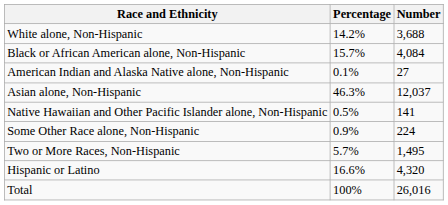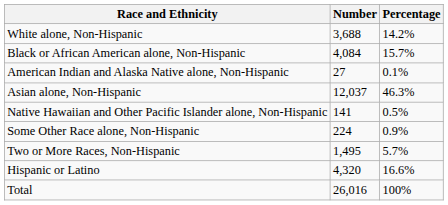columns swapped: (419, 14) <-> (362, 14)
